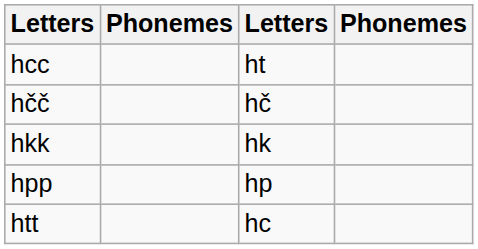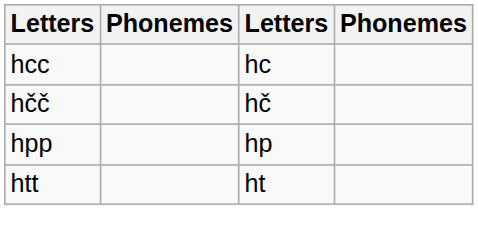(255, 64) ht -> (258, 64) hc
- row: (30, 143)
(258, 223) hc -> (255, 183) ht
